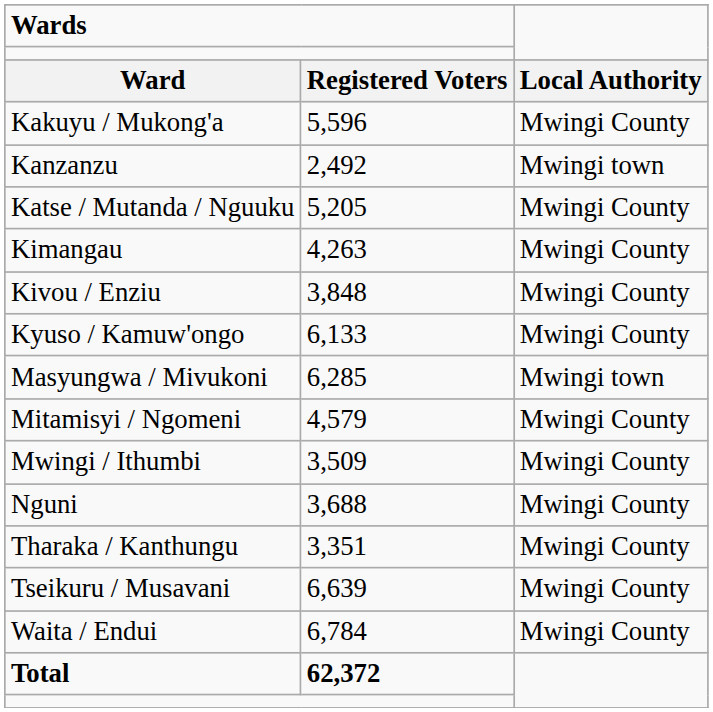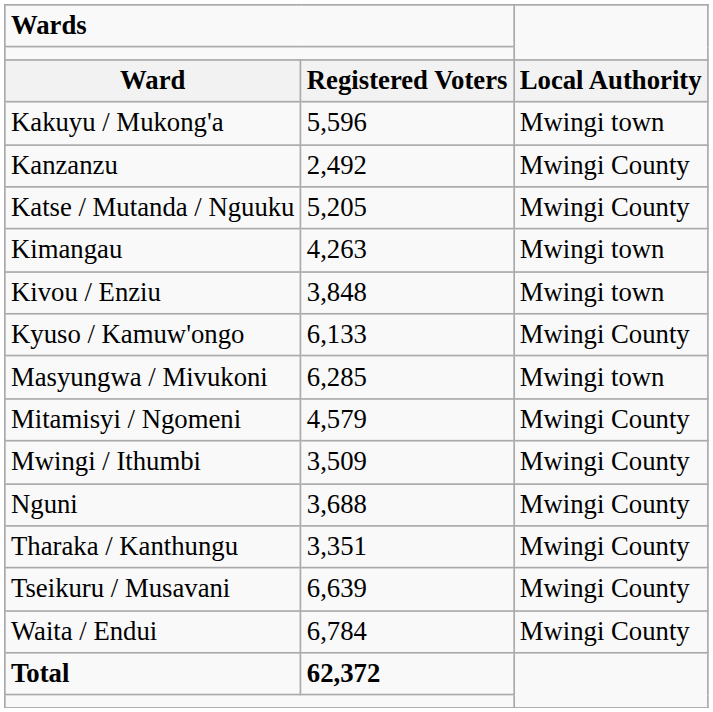(605, 122) Mwingi County -> (592, 122) Mwingi town
(592, 165) Mwingi town -> (605, 165) Mwingi County
(605, 249) Mwingi County -> (592, 249) Mwingi town
(605, 292) Mwingi County -> (592, 292) Mwingi town
